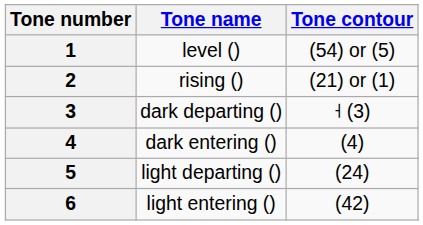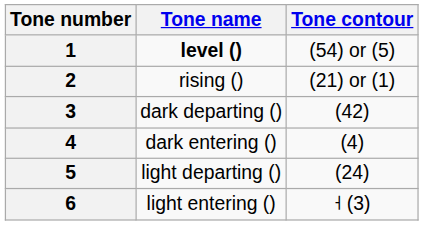(211, 50) normal -> (211, 50) bold
(352, 111) ˧ (3) -> (352, 111) (42)
(352, 204) (42) -> (352, 204) ˧ (3)
